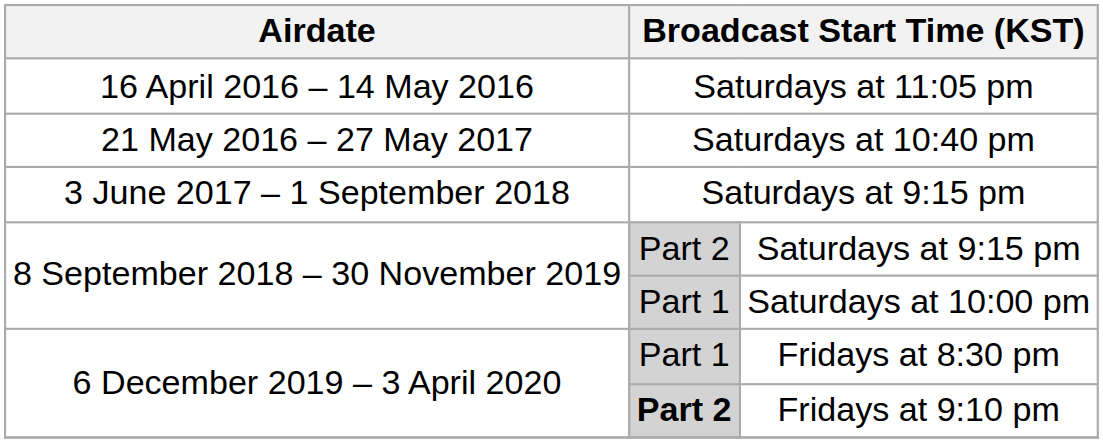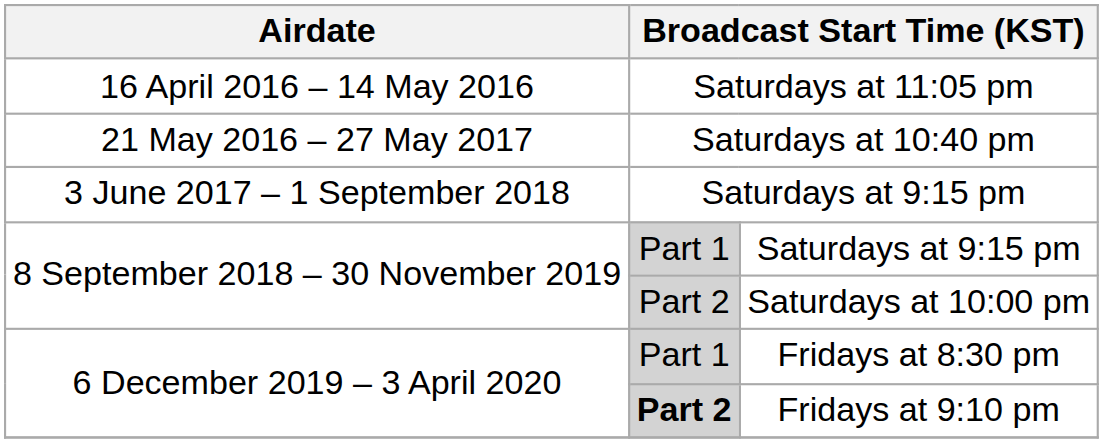(684, 247) Part 2 -> (684, 247) Part 1
(684, 301) Part 1 -> (684, 301) Part 2
